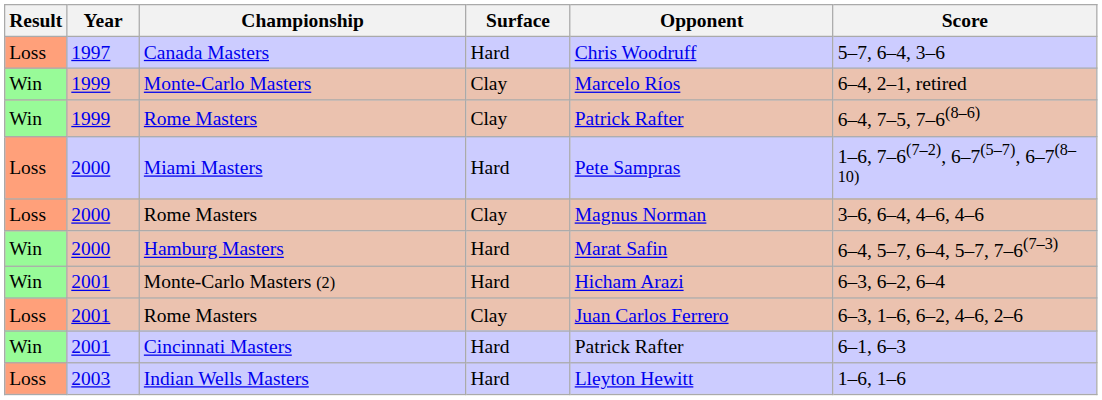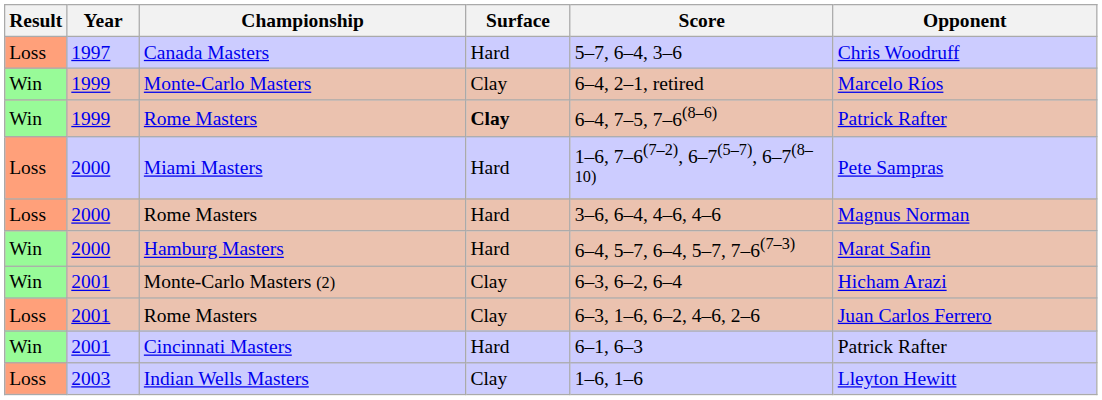columns swapped: (702, 20) <-> (965, 20)
(489, 118) normal -> (490, 118) bold
(489, 215) Clay -> (490, 215) Hard
(490, 282) Hard -> (489, 282) Clay
(490, 378) Hard -> (489, 378) Clay
